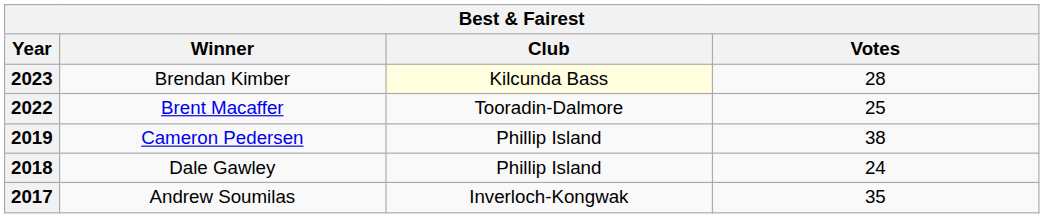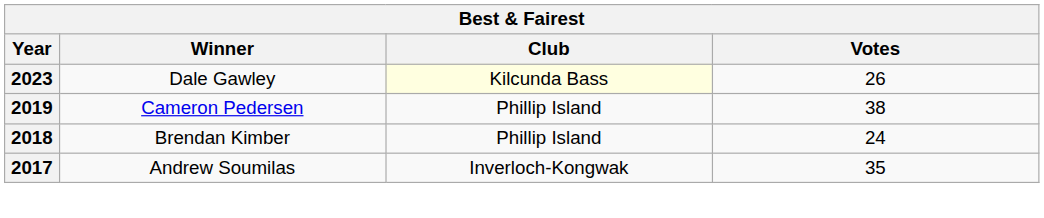(222, 78) Brendan Kimber -> (222, 78) Dale Gawley
(875, 78) 28 -> (875, 78) 26
- row: (32, 108)
(222, 167) Dale Gawley -> (222, 138) Brendan Kimber
